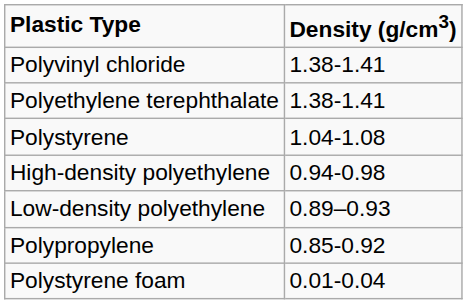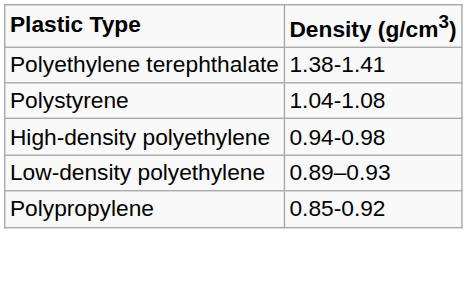- row: (98, 64)
- row: (98, 280)
